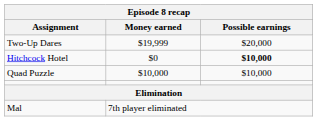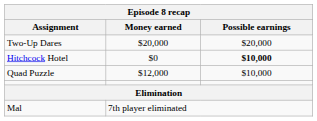(153, 42) $19,999 -> (153, 42) $20,000
(153, 73) $10,000 -> (153, 73) $12,000
